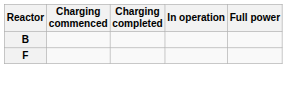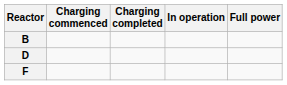+ row: (25, 55)
